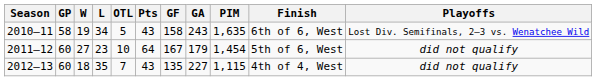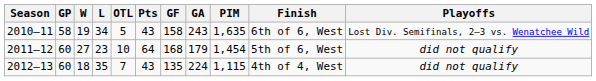(173, 49) 167 -> (173, 49) 168
(198, 67) 227 -> (198, 67) 224
